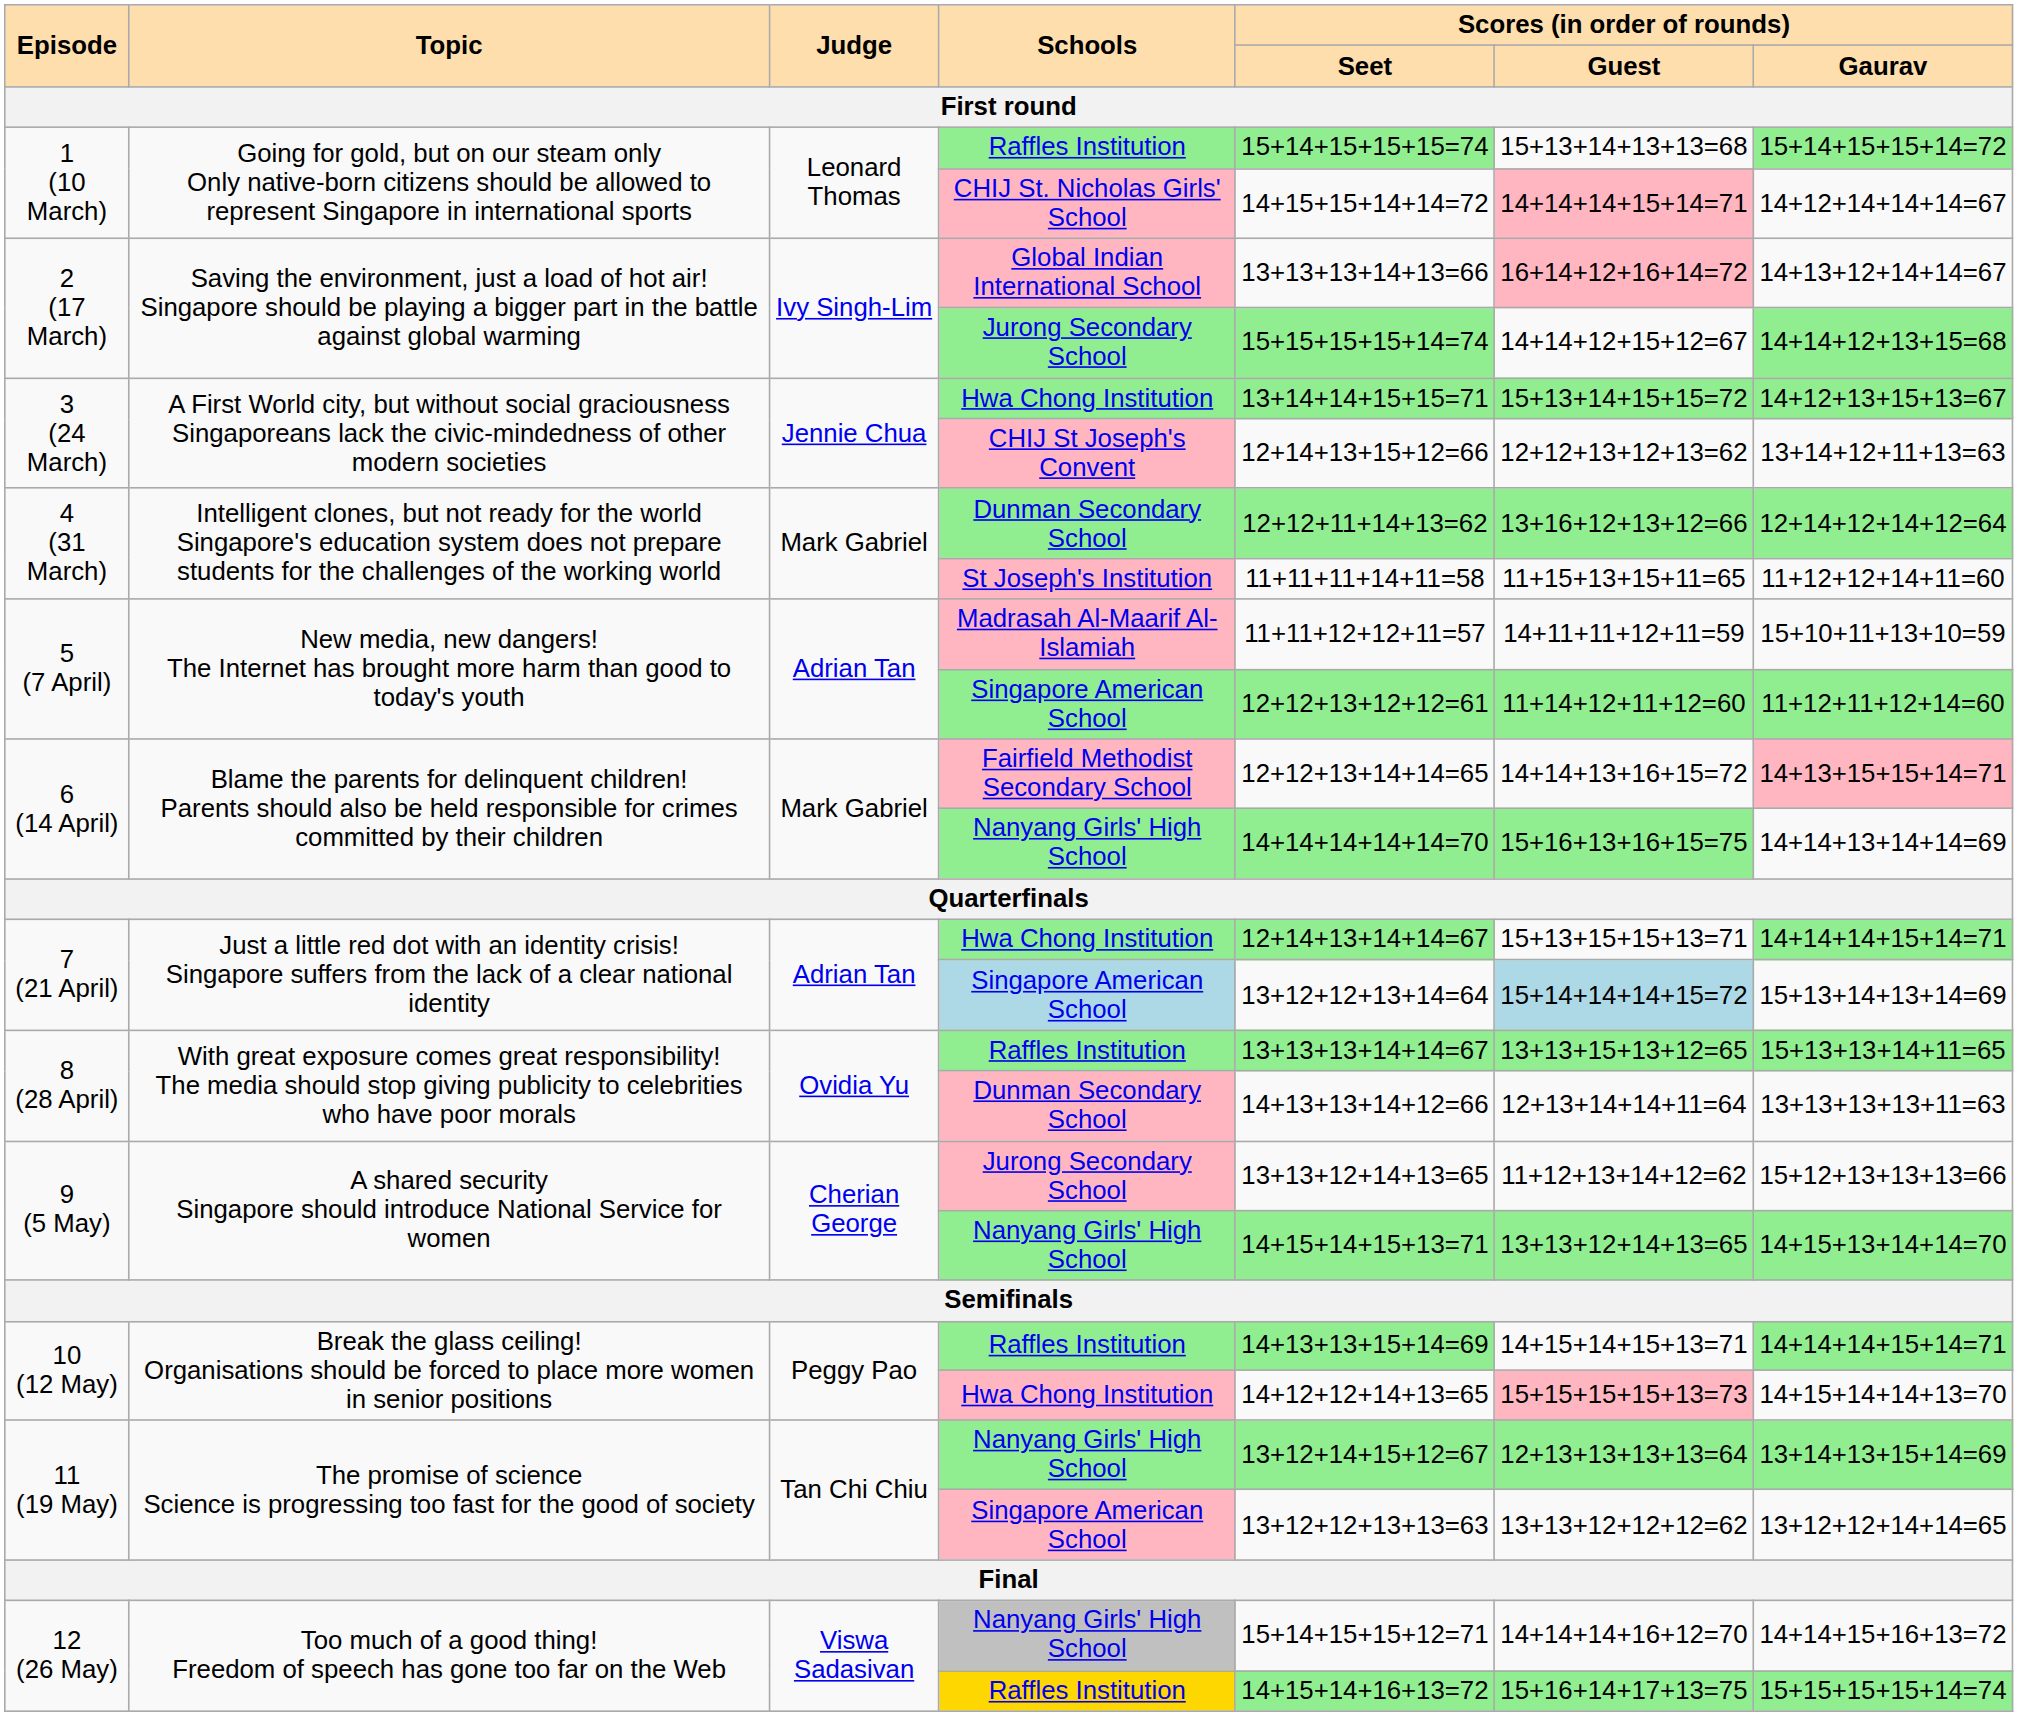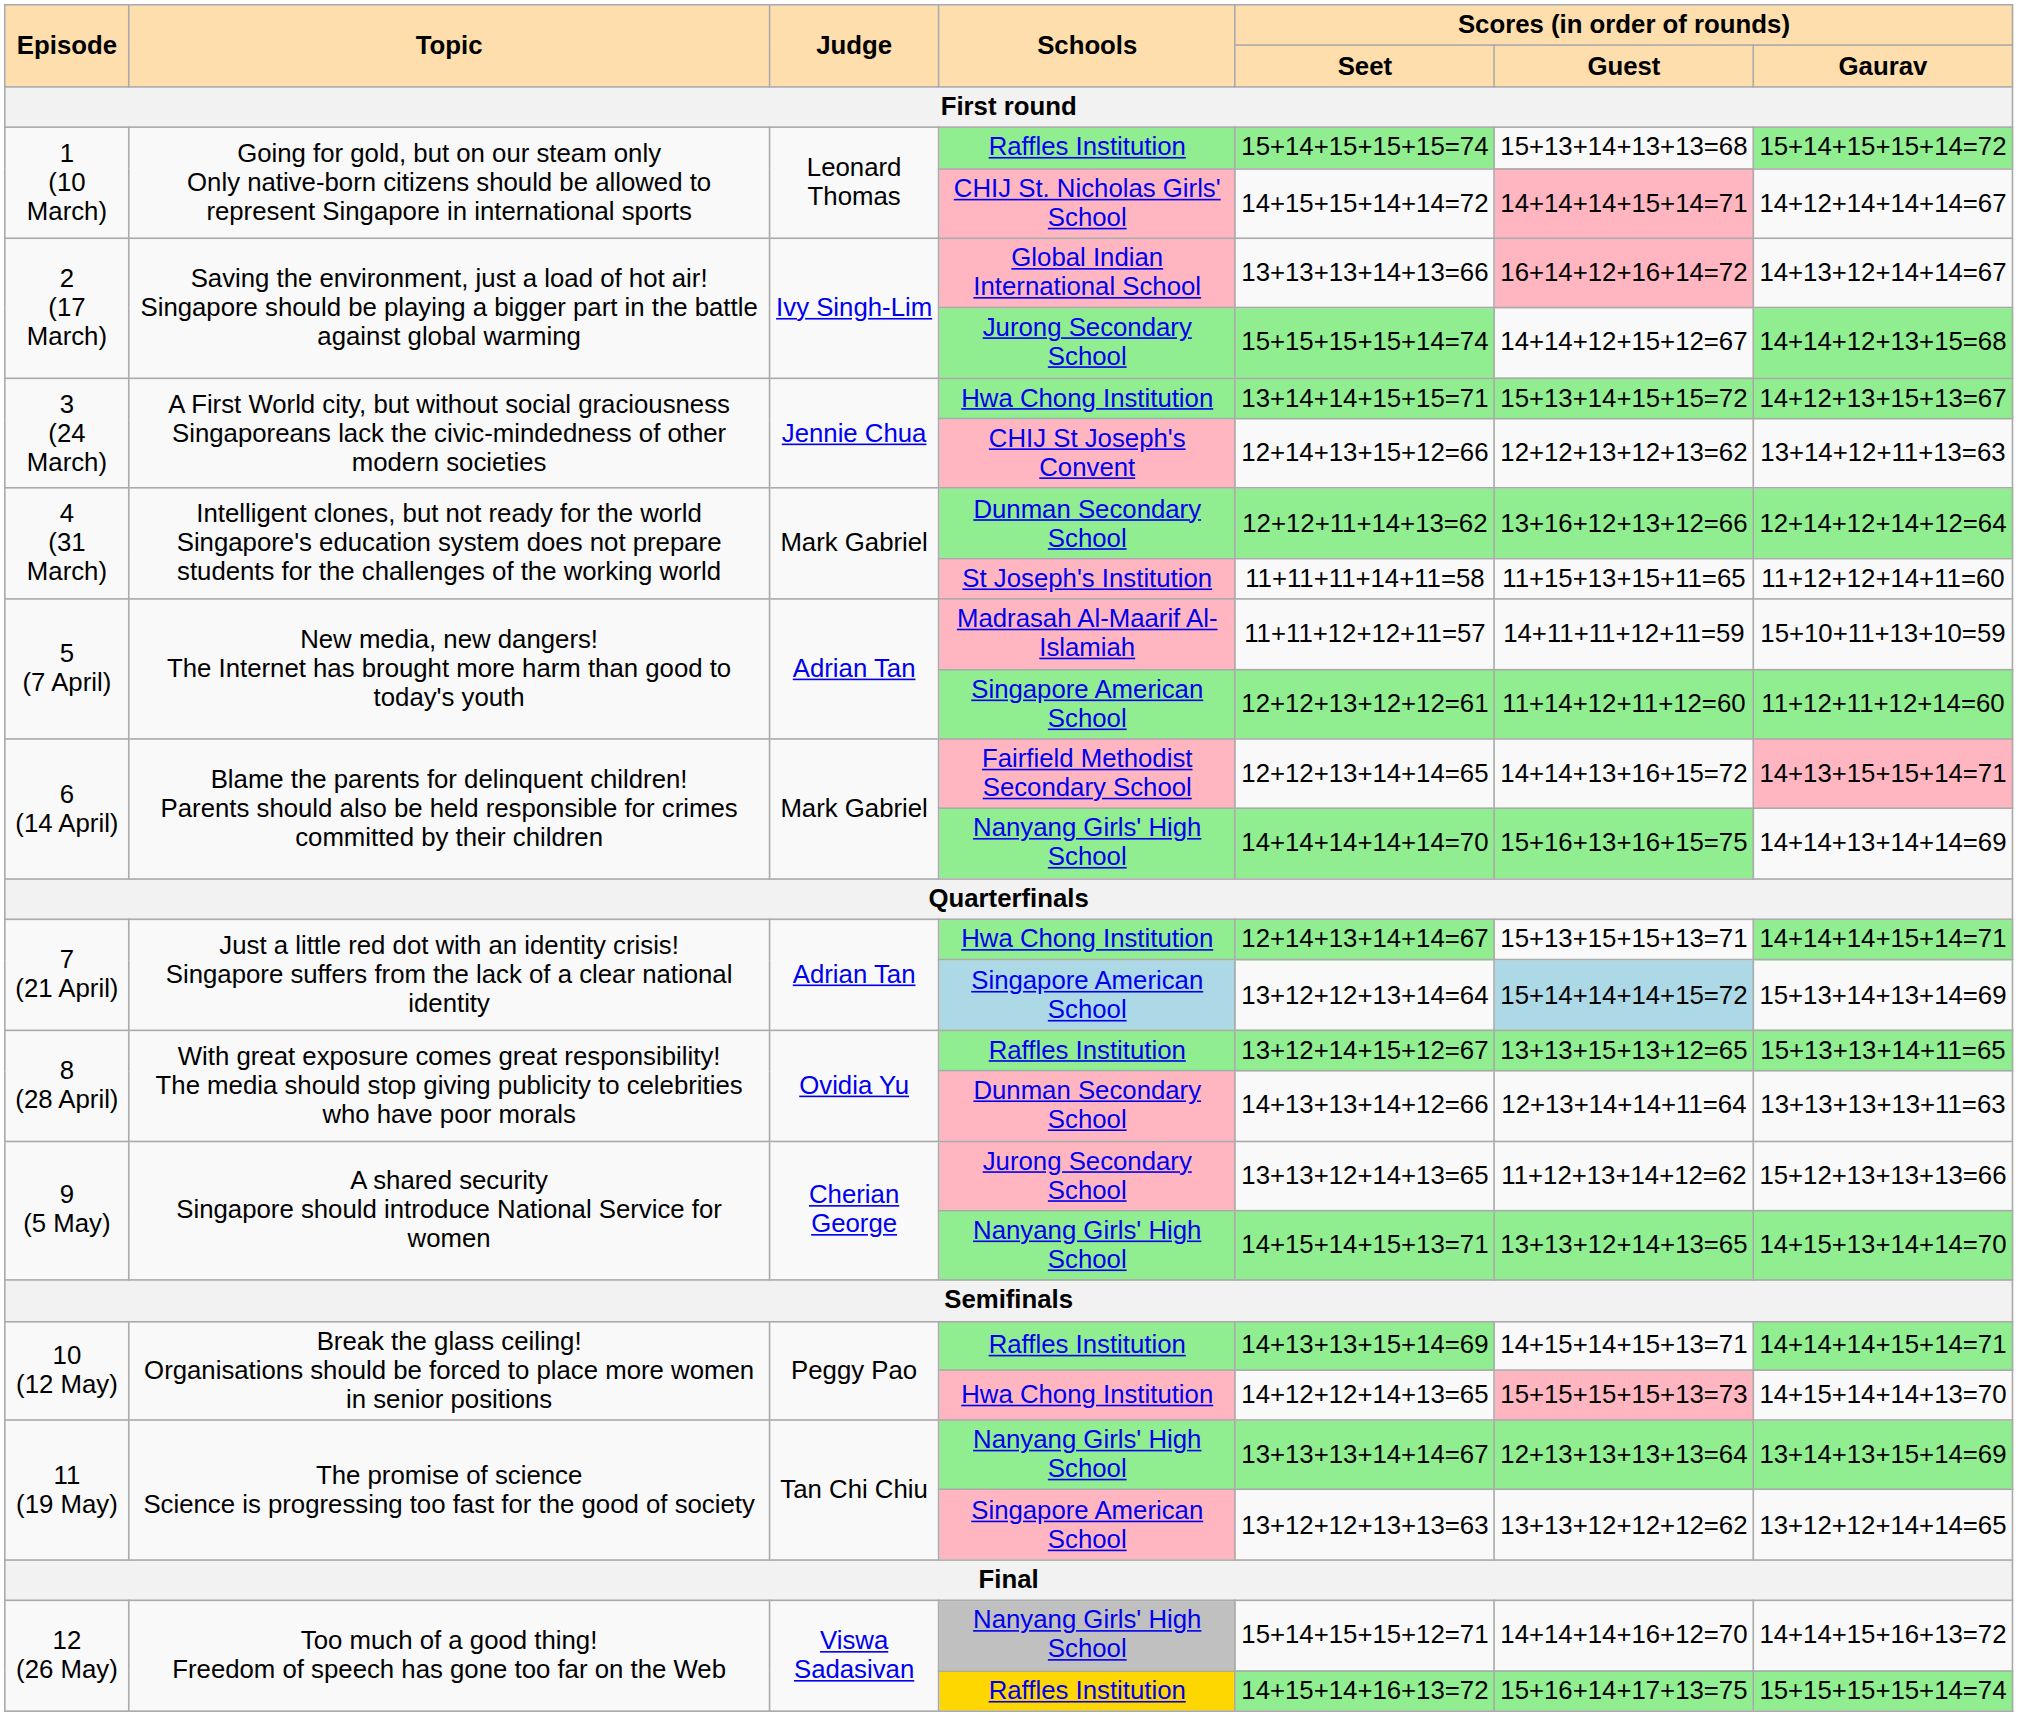(1365, 1050) 13+13+13+14+14=67 -> (1365, 1050) 13+12+14+15+12=67
(1365, 1454) 13+12+14+15+12=67 -> (1365, 1454) 13+13+13+14+14=67
